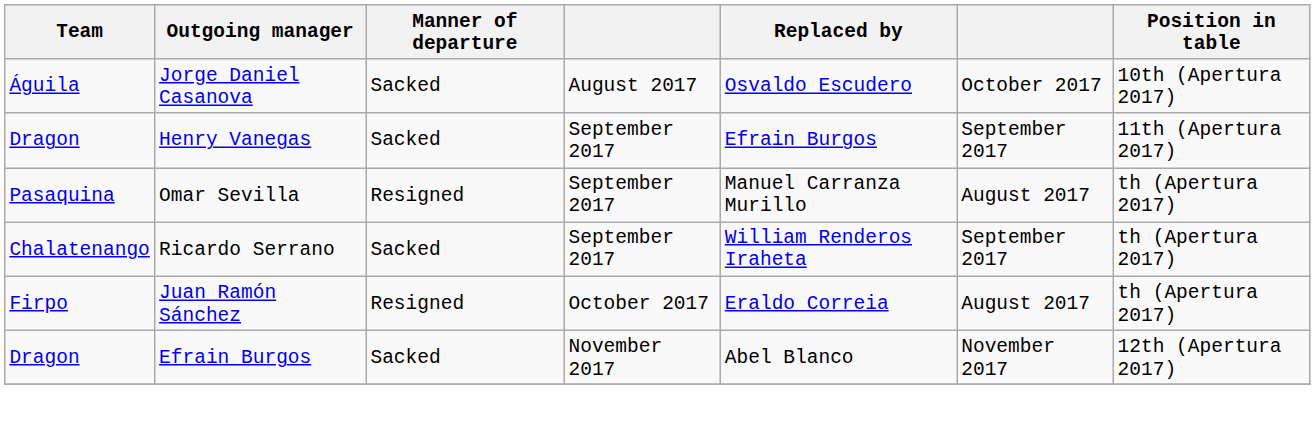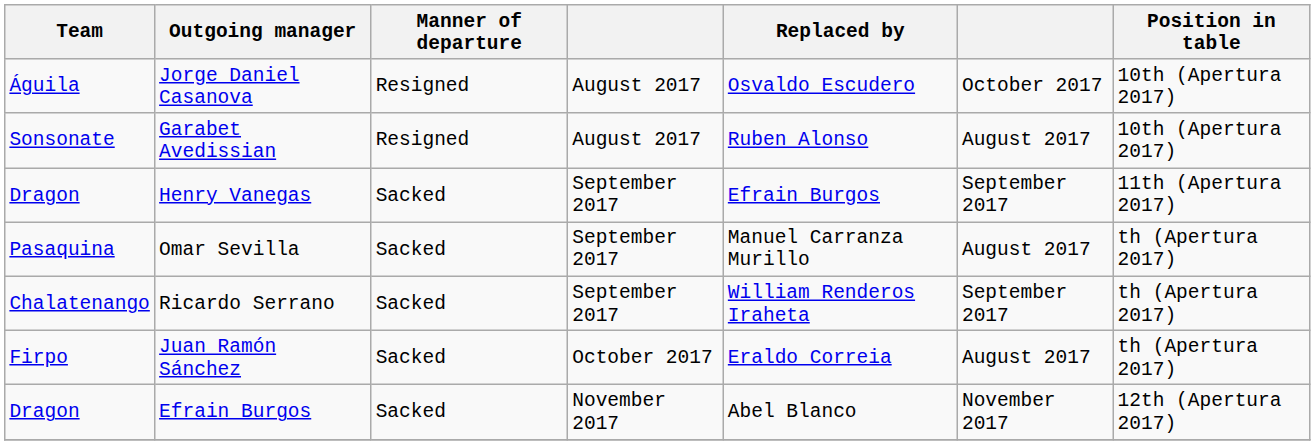(406, 86) Sacked -> (422, 86) Resigned
+ row: (218, 140)
(417, 195) Resigned -> (411, 249) Sacked
(417, 303) Resigned -> (411, 358) Sacked
